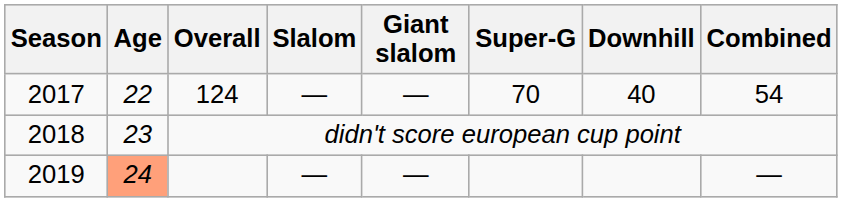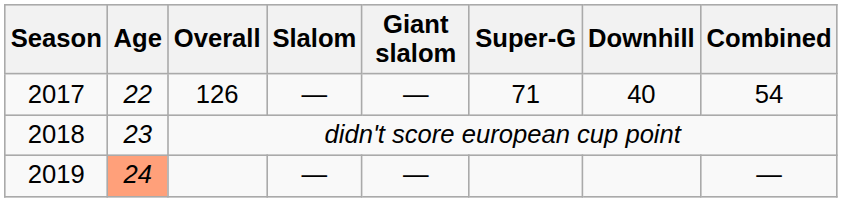(217, 94) 124 -> (217, 94) 126
(526, 94) 70 -> (526, 94) 71
